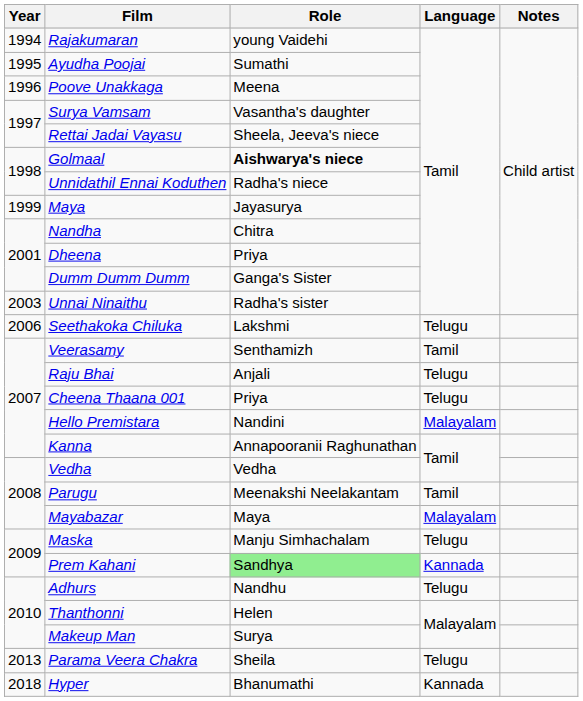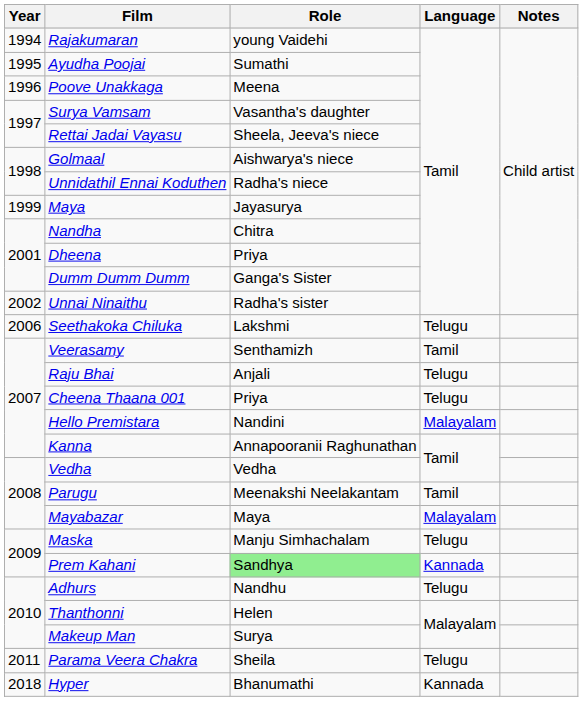(298, 159) bold -> (293, 159) normal
(25, 302) 2003 -> (25, 302) 2002
(25, 660) 2013 -> (24, 660) 2011
